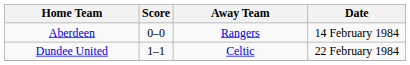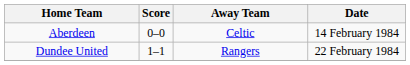(240, 32) Rangers -> (240, 32) Celtic
(240, 51) Celtic -> (240, 51) Rangers
